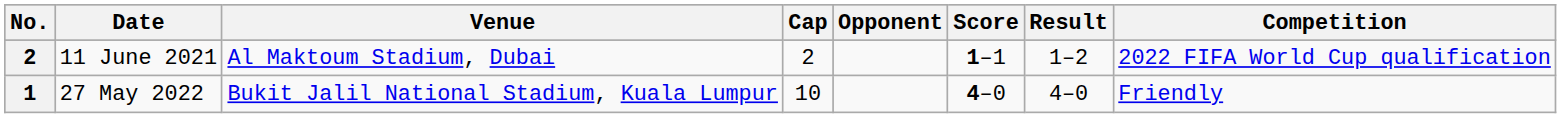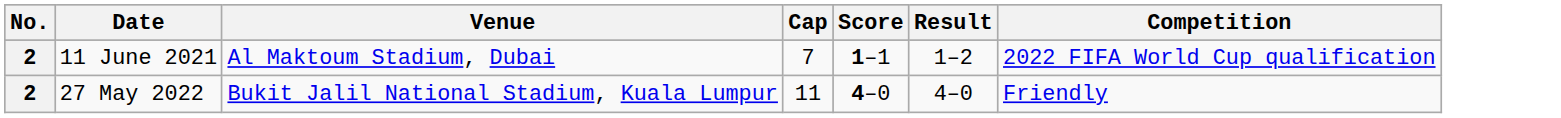- column: (890, 23)
(808, 58) 2 -> (808, 58) 7
(30, 94) 1 -> (30, 94) 2
(808, 94) 10 -> (808, 94) 11
